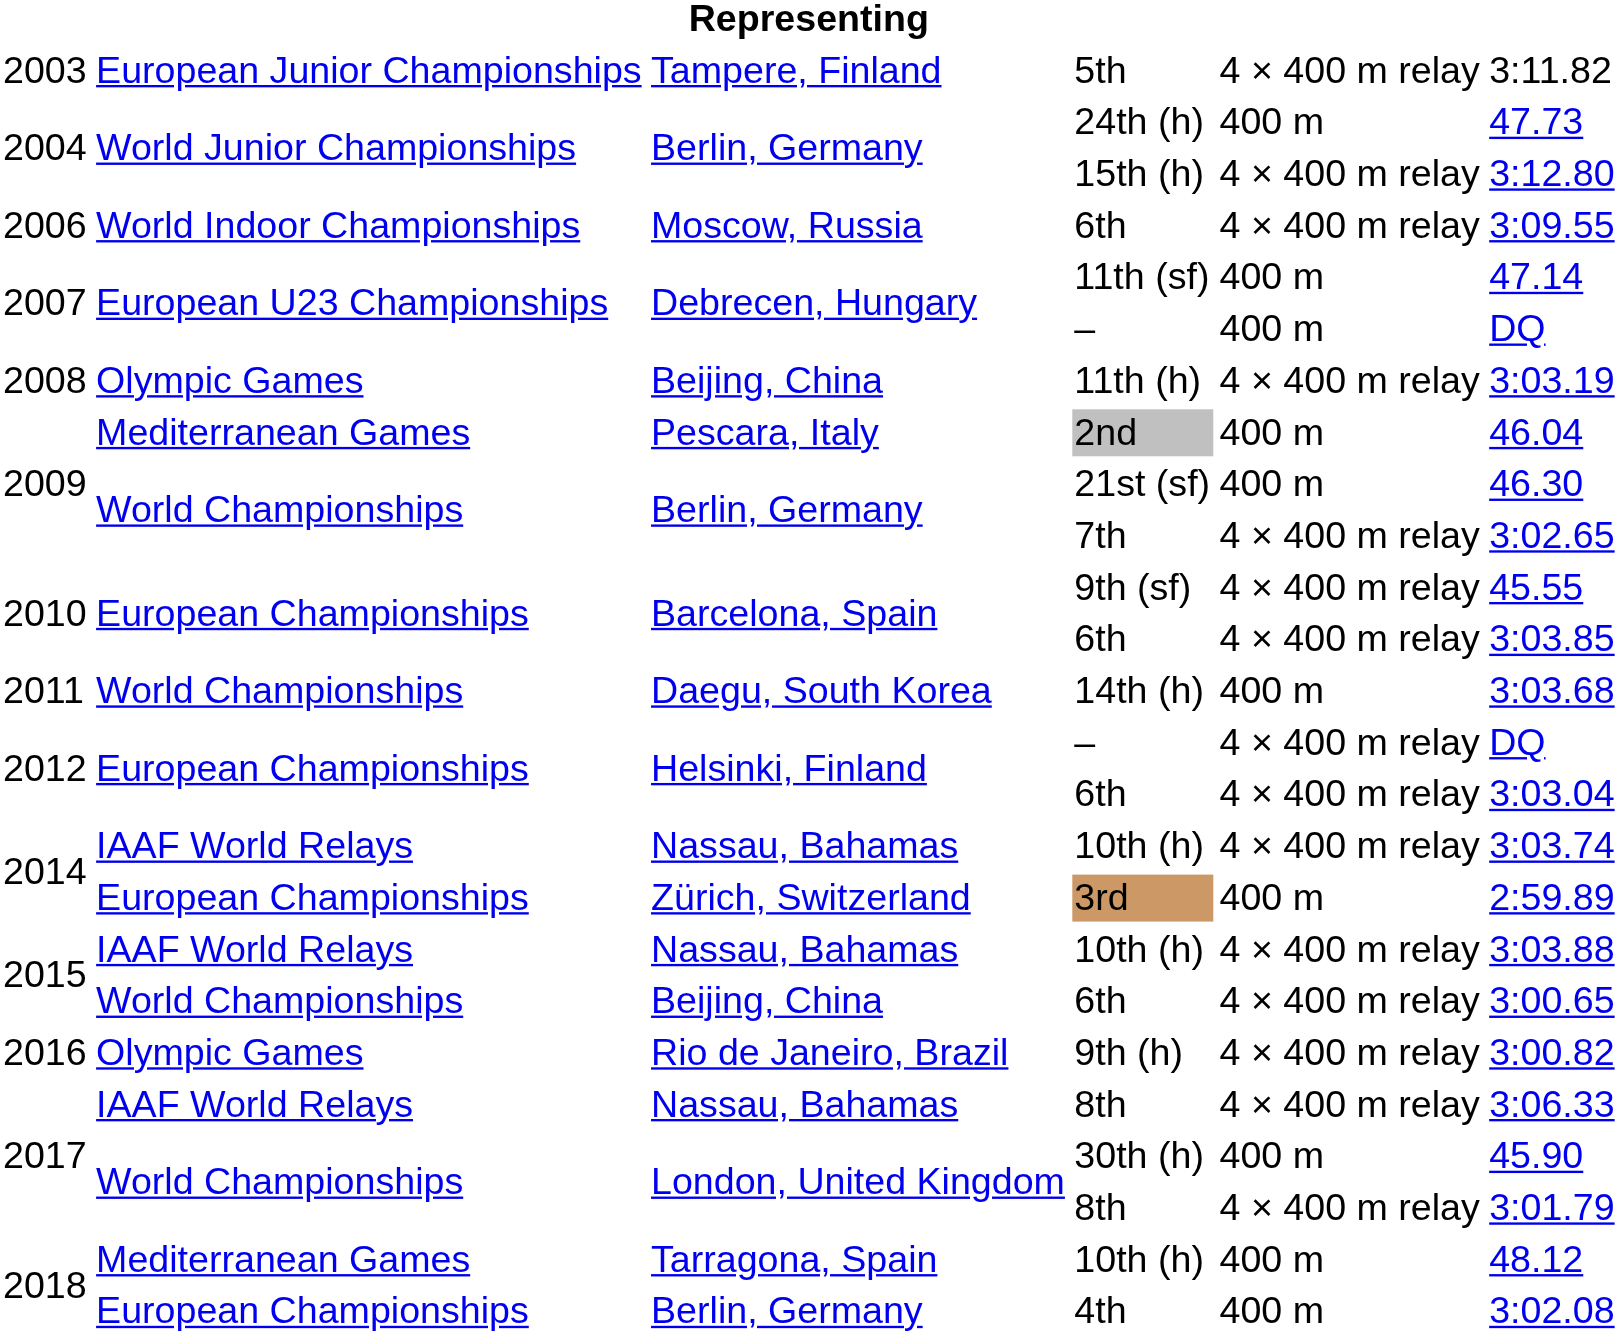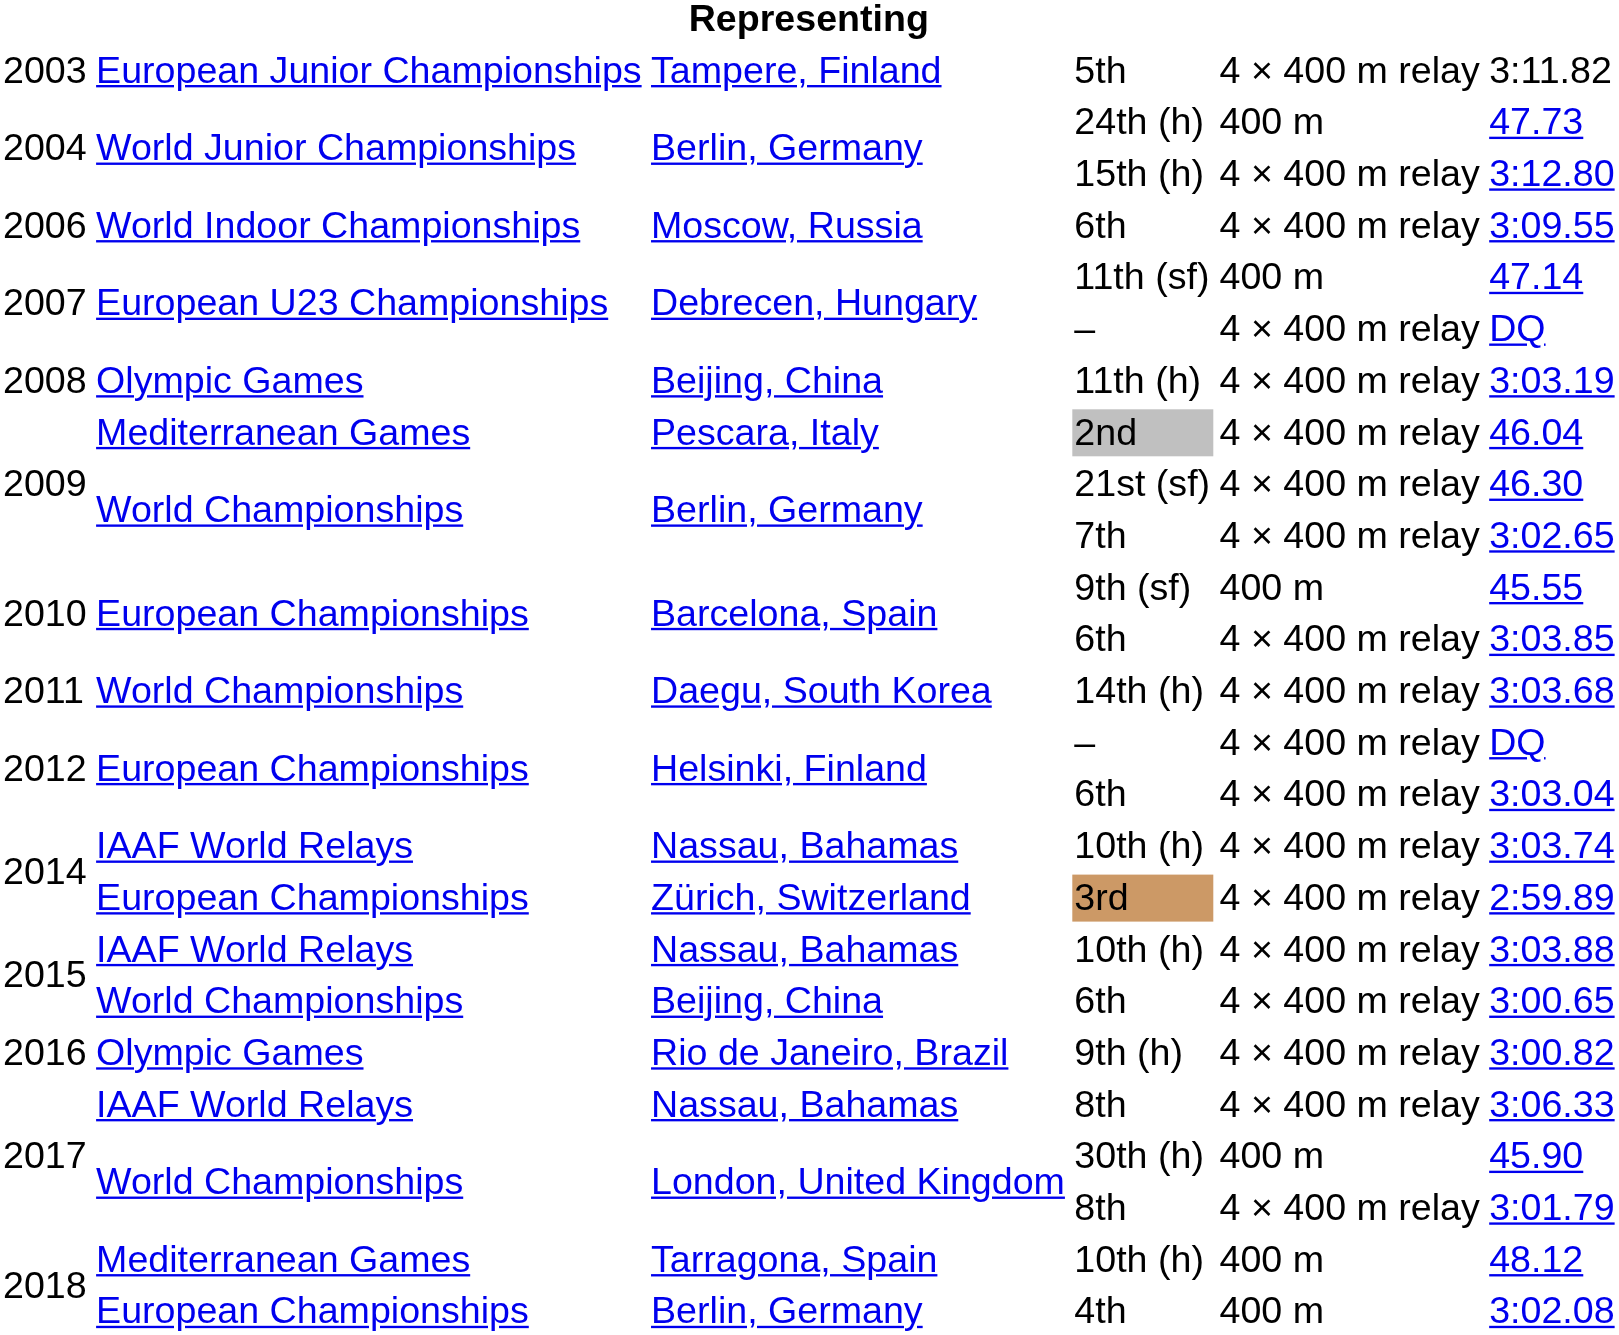(1272, 328) 400 m -> (1350, 328) 4 × 400 m relay
(1272, 432) 400 m -> (1350, 432) 4 × 400 m relay
(1272, 483) 400 m -> (1350, 483) 4 × 400 m relay
(1350, 587) 4 × 400 m relay -> (1272, 587) 400 m
(1272, 690) 400 m -> (1350, 690) 4 × 400 m relay
(1272, 897) 400 m -> (1350, 897) 4 × 400 m relay
